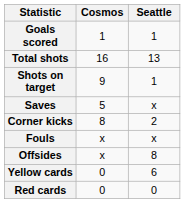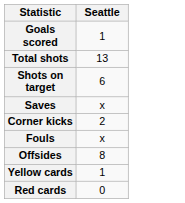- column: (102, 13)
(154, 82) 1 -> (102, 82) 6
(154, 173) 6 -> (102, 173) 1
